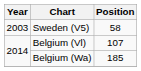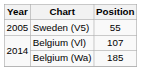(17, 27) 2003 -> (17, 27) 2005
(115, 27) 58 -> (115, 27) 55
